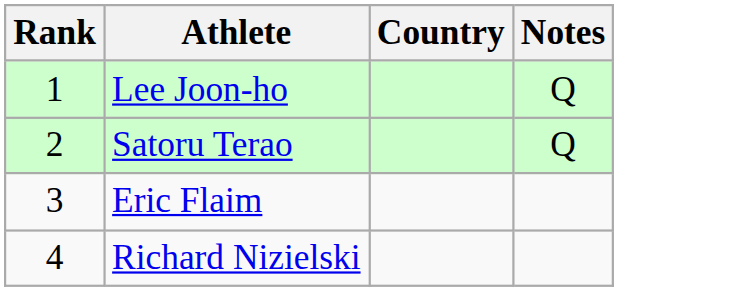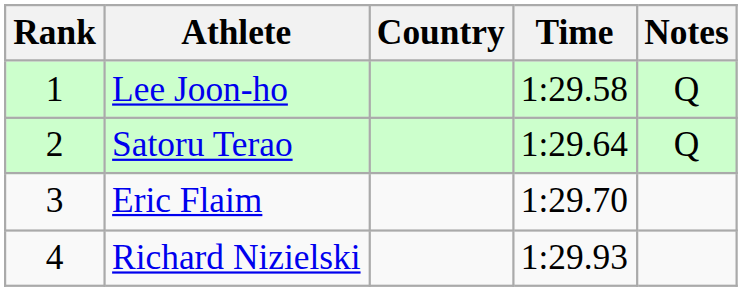+ column: (574, 32)
